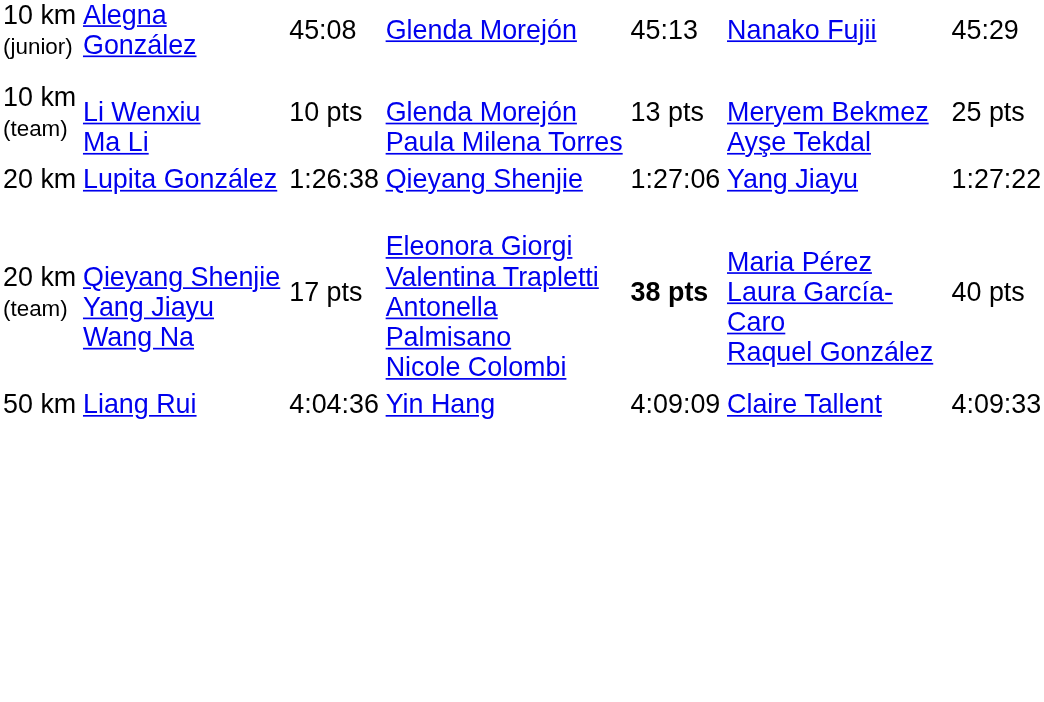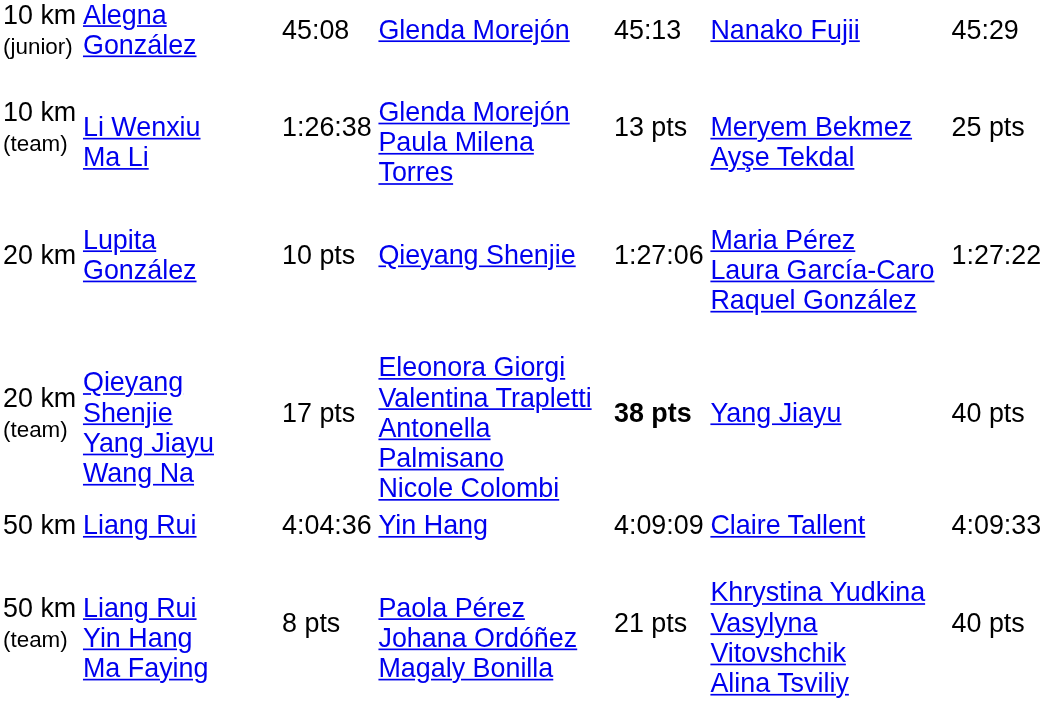(326, 112) 10 pts -> (327, 127) 1:26:38
(334, 179) 1:26:38 -> (319, 255) 10 pts
(793, 179) Yang Jiayu -> (822, 270) Maria Pérez Laura García-Caro Raquel González
(830, 307) Maria Pérez Laura García-Caro Raquel González -> (776, 412) Yang Jiayu
+ row: (40, 622)
